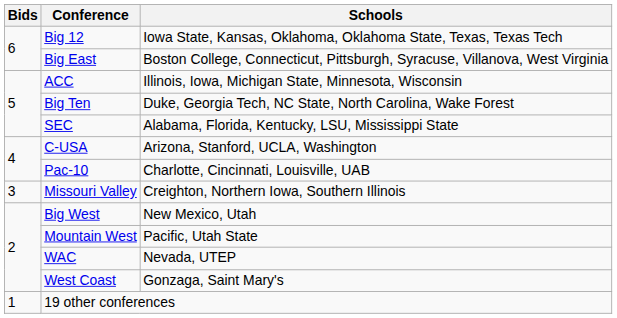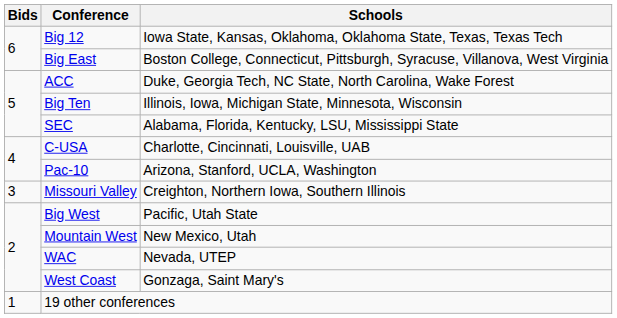(303, 81) Illinois, Iowa, Michigan State, Minnesota, Wisconsin -> (329, 81) Duke, Georgia Tech, NC State, North Carolina, Wake Forest
(329, 103) Duke, Georgia Tech, NC State, North Carolina, Wake Forest -> (303, 103) Illinois, Iowa, Michigan State, Minnesota, Wisconsin
(260, 147) Arizona, Stanford, UCLA, Washington -> (257, 147) Charlotte, Cincinnati, Louisville, UAB
(257, 170) Charlotte, Cincinnati, Louisville, UAB -> (260, 170) Arizona, Stanford, UCLA, Washington
(200, 214) New Mexico, Utah -> (200, 214) Pacific, Utah State
(200, 236) Pacific, Utah State -> (200, 236) New Mexico, Utah
